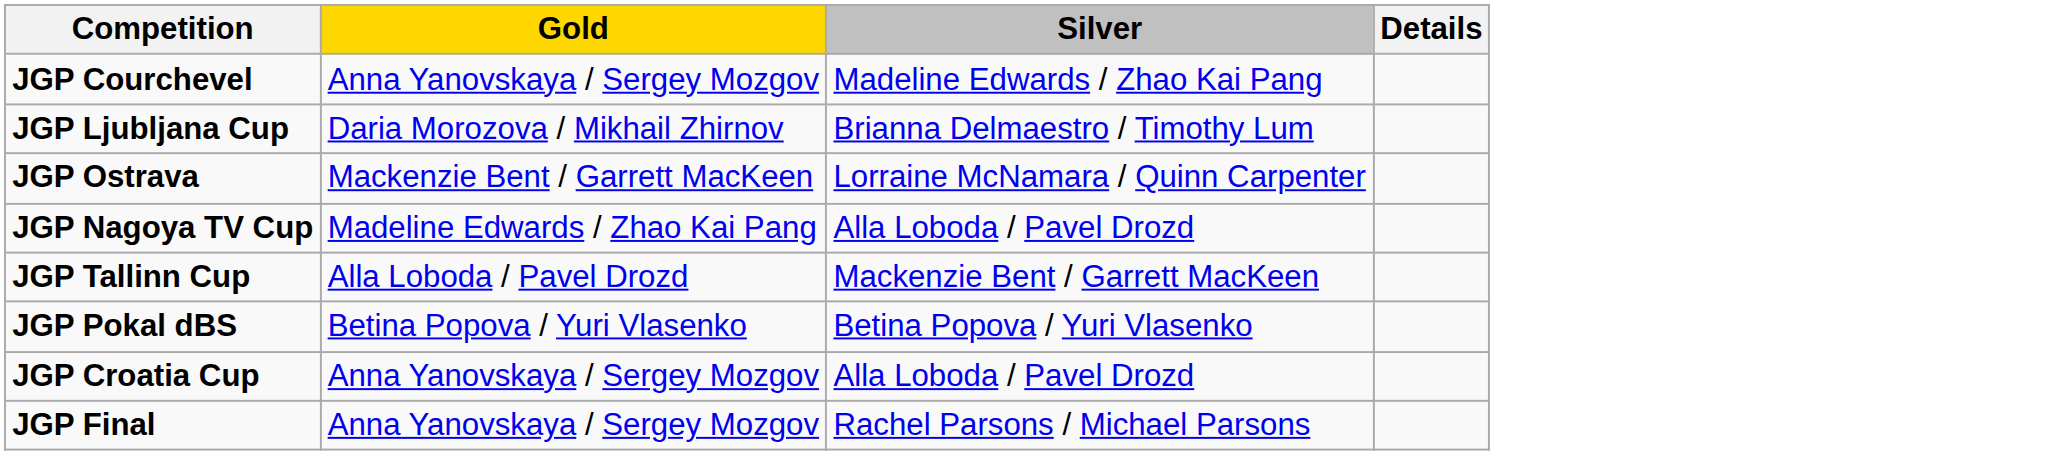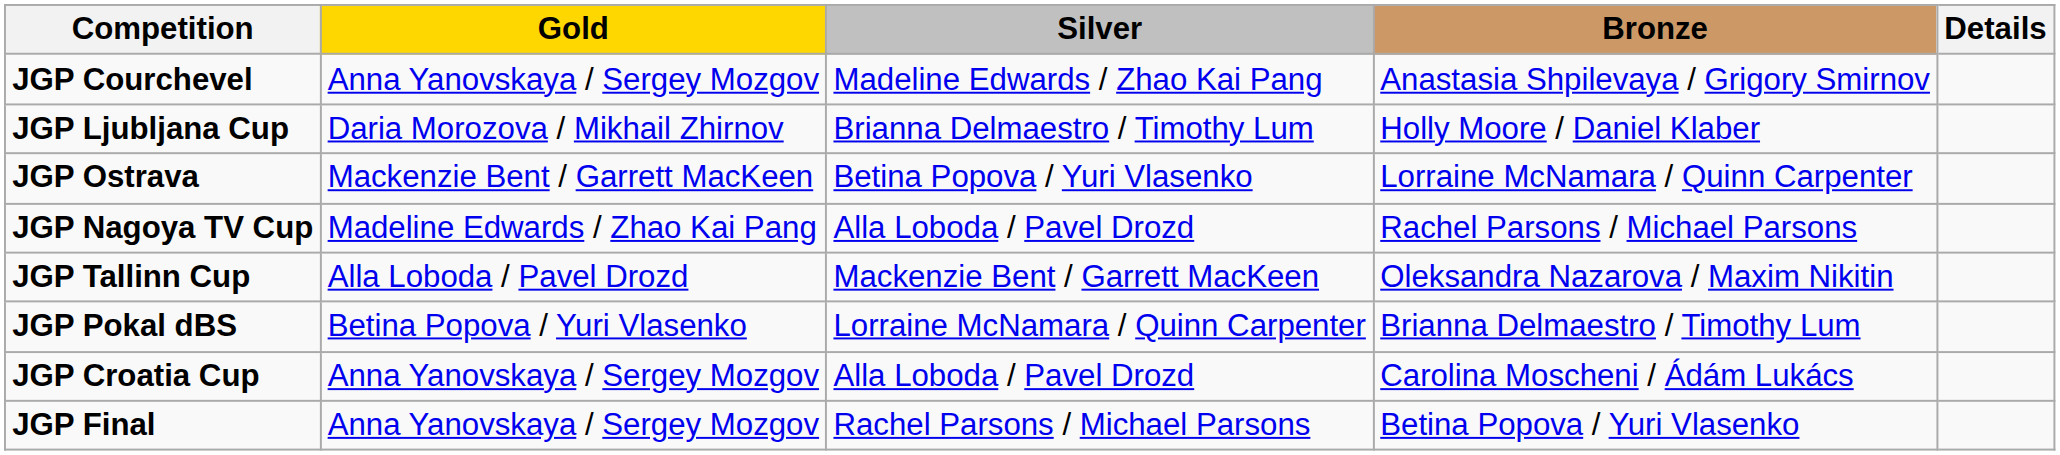+ column: (1655, 29)
(1100, 177) Lorraine McNamara / Quinn Carpenter -> (1043, 177) Betina Popova / Yuri Vlasenko
(1043, 326) Betina Popova / Yuri Vlasenko -> (1100, 326) Lorraine McNamara / Quinn Carpenter
